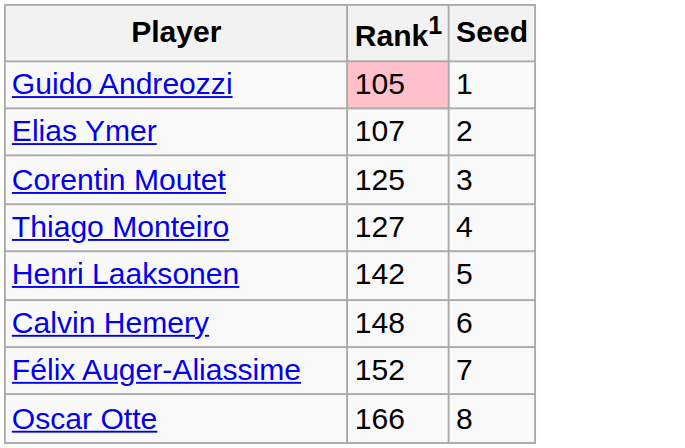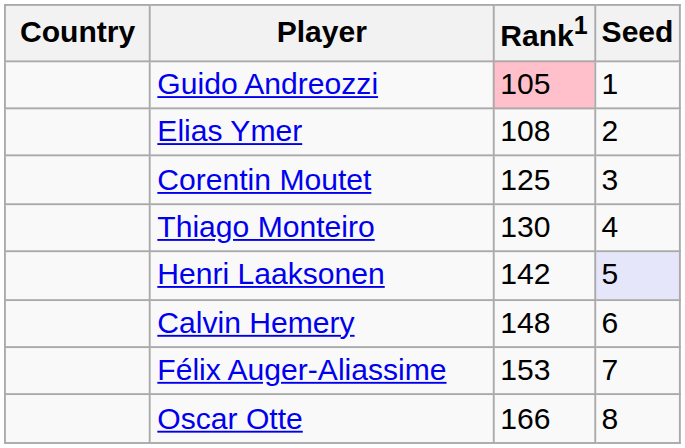+ column: (78, 32)
(380, 131) 107 -> (525, 131) 108
(380, 227) 127 -> (525, 227) 130
(464, 275) no background -> (610, 275) lavender background
(380, 370) 152 -> (525, 370) 153
